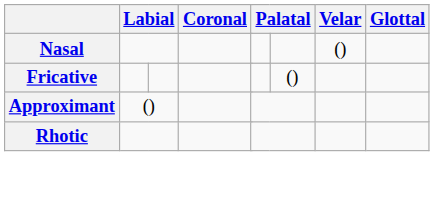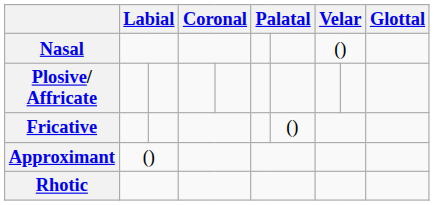+ row: (62, 87)
